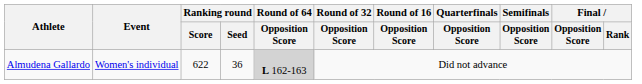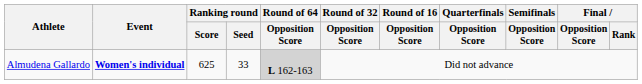(137, 65) normal -> (140, 65) bold
(201, 65) 622 -> (207, 65) 625
(237, 65) 36 -> (243, 65) 33
